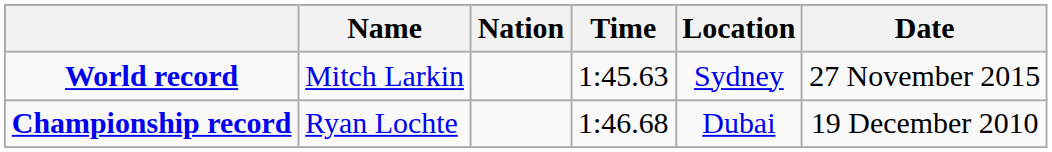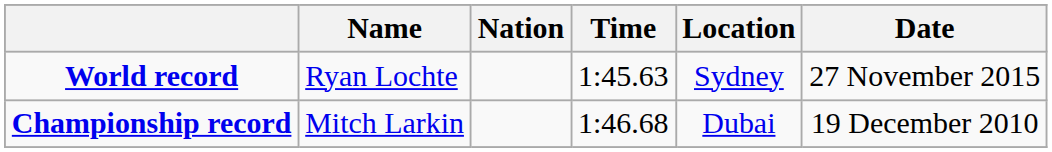(385, 75) Mitch Larkin -> (381, 75) Ryan Lochte
(381, 123) Ryan Lochte -> (385, 123) Mitch Larkin
